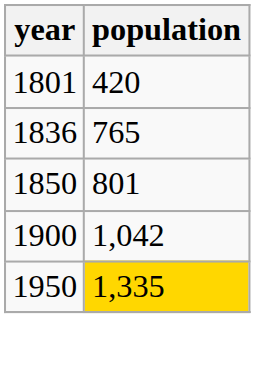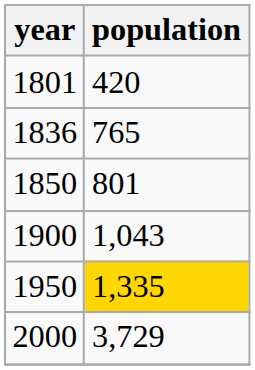(128, 235) 1,042 -> (128, 235) 1,043
+ row: (45, 337)
